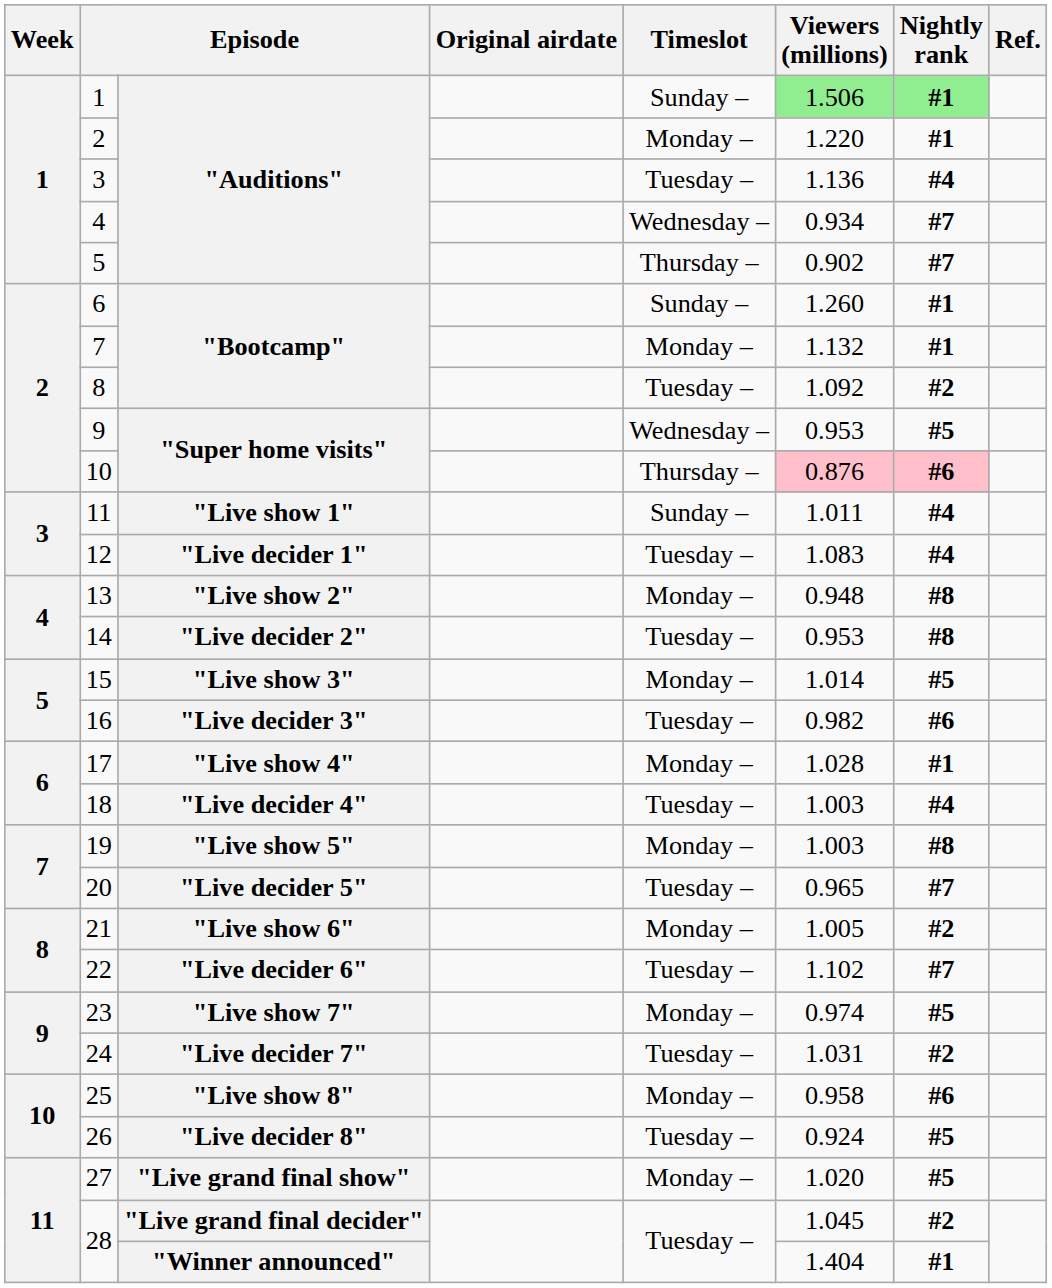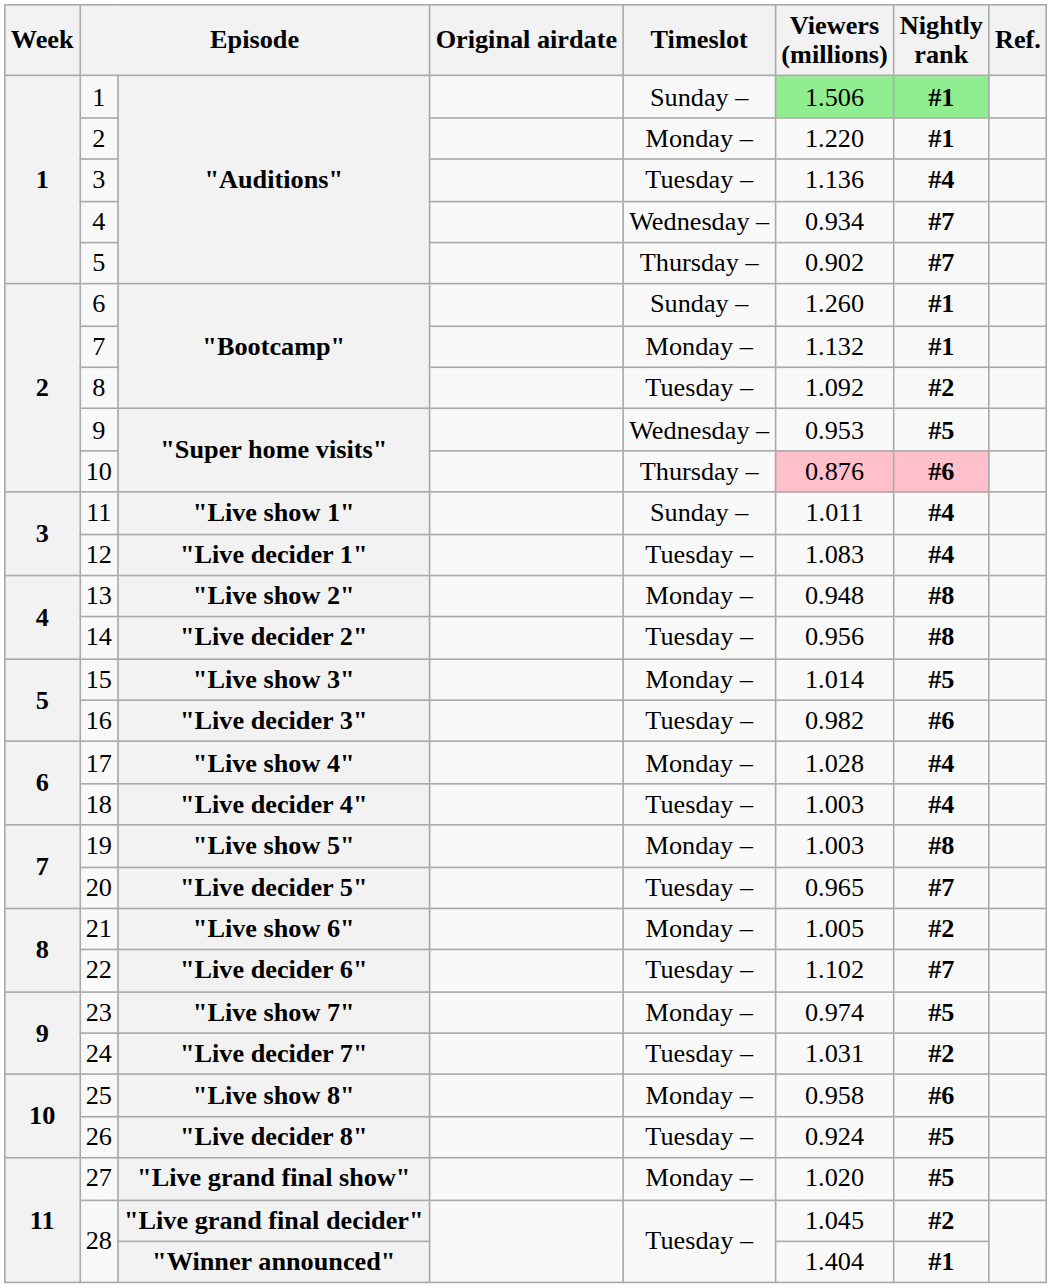(834, 637) 0.953 -> (834, 637) 0.956
(941, 762) #1 -> (941, 762) #4
